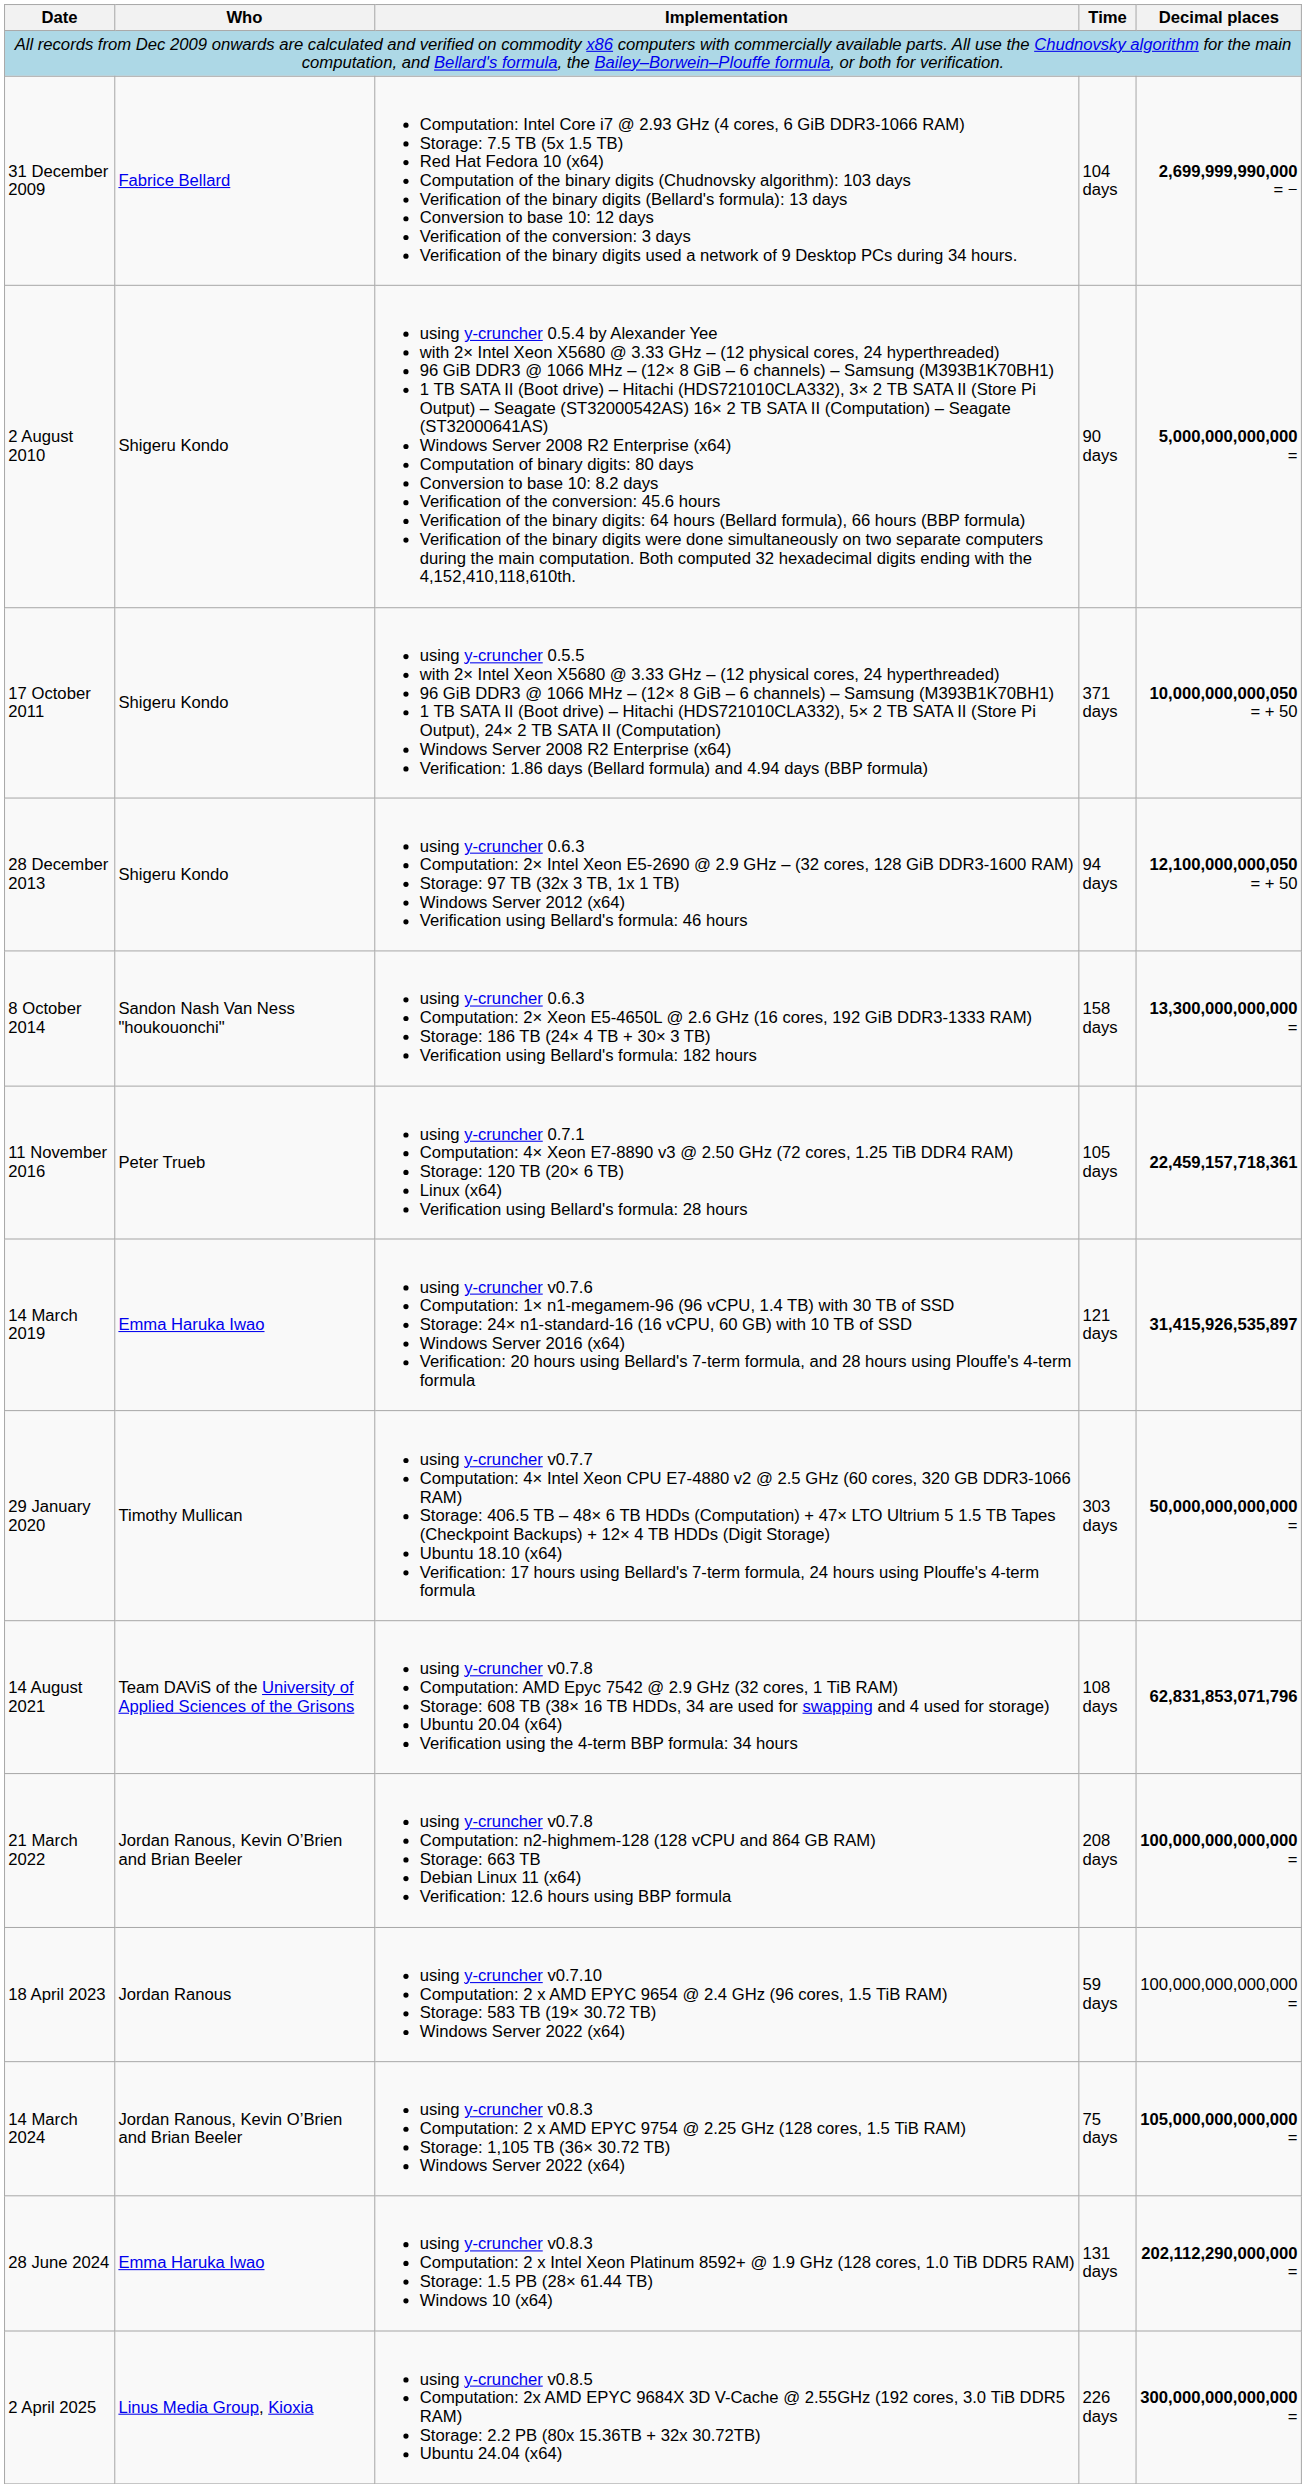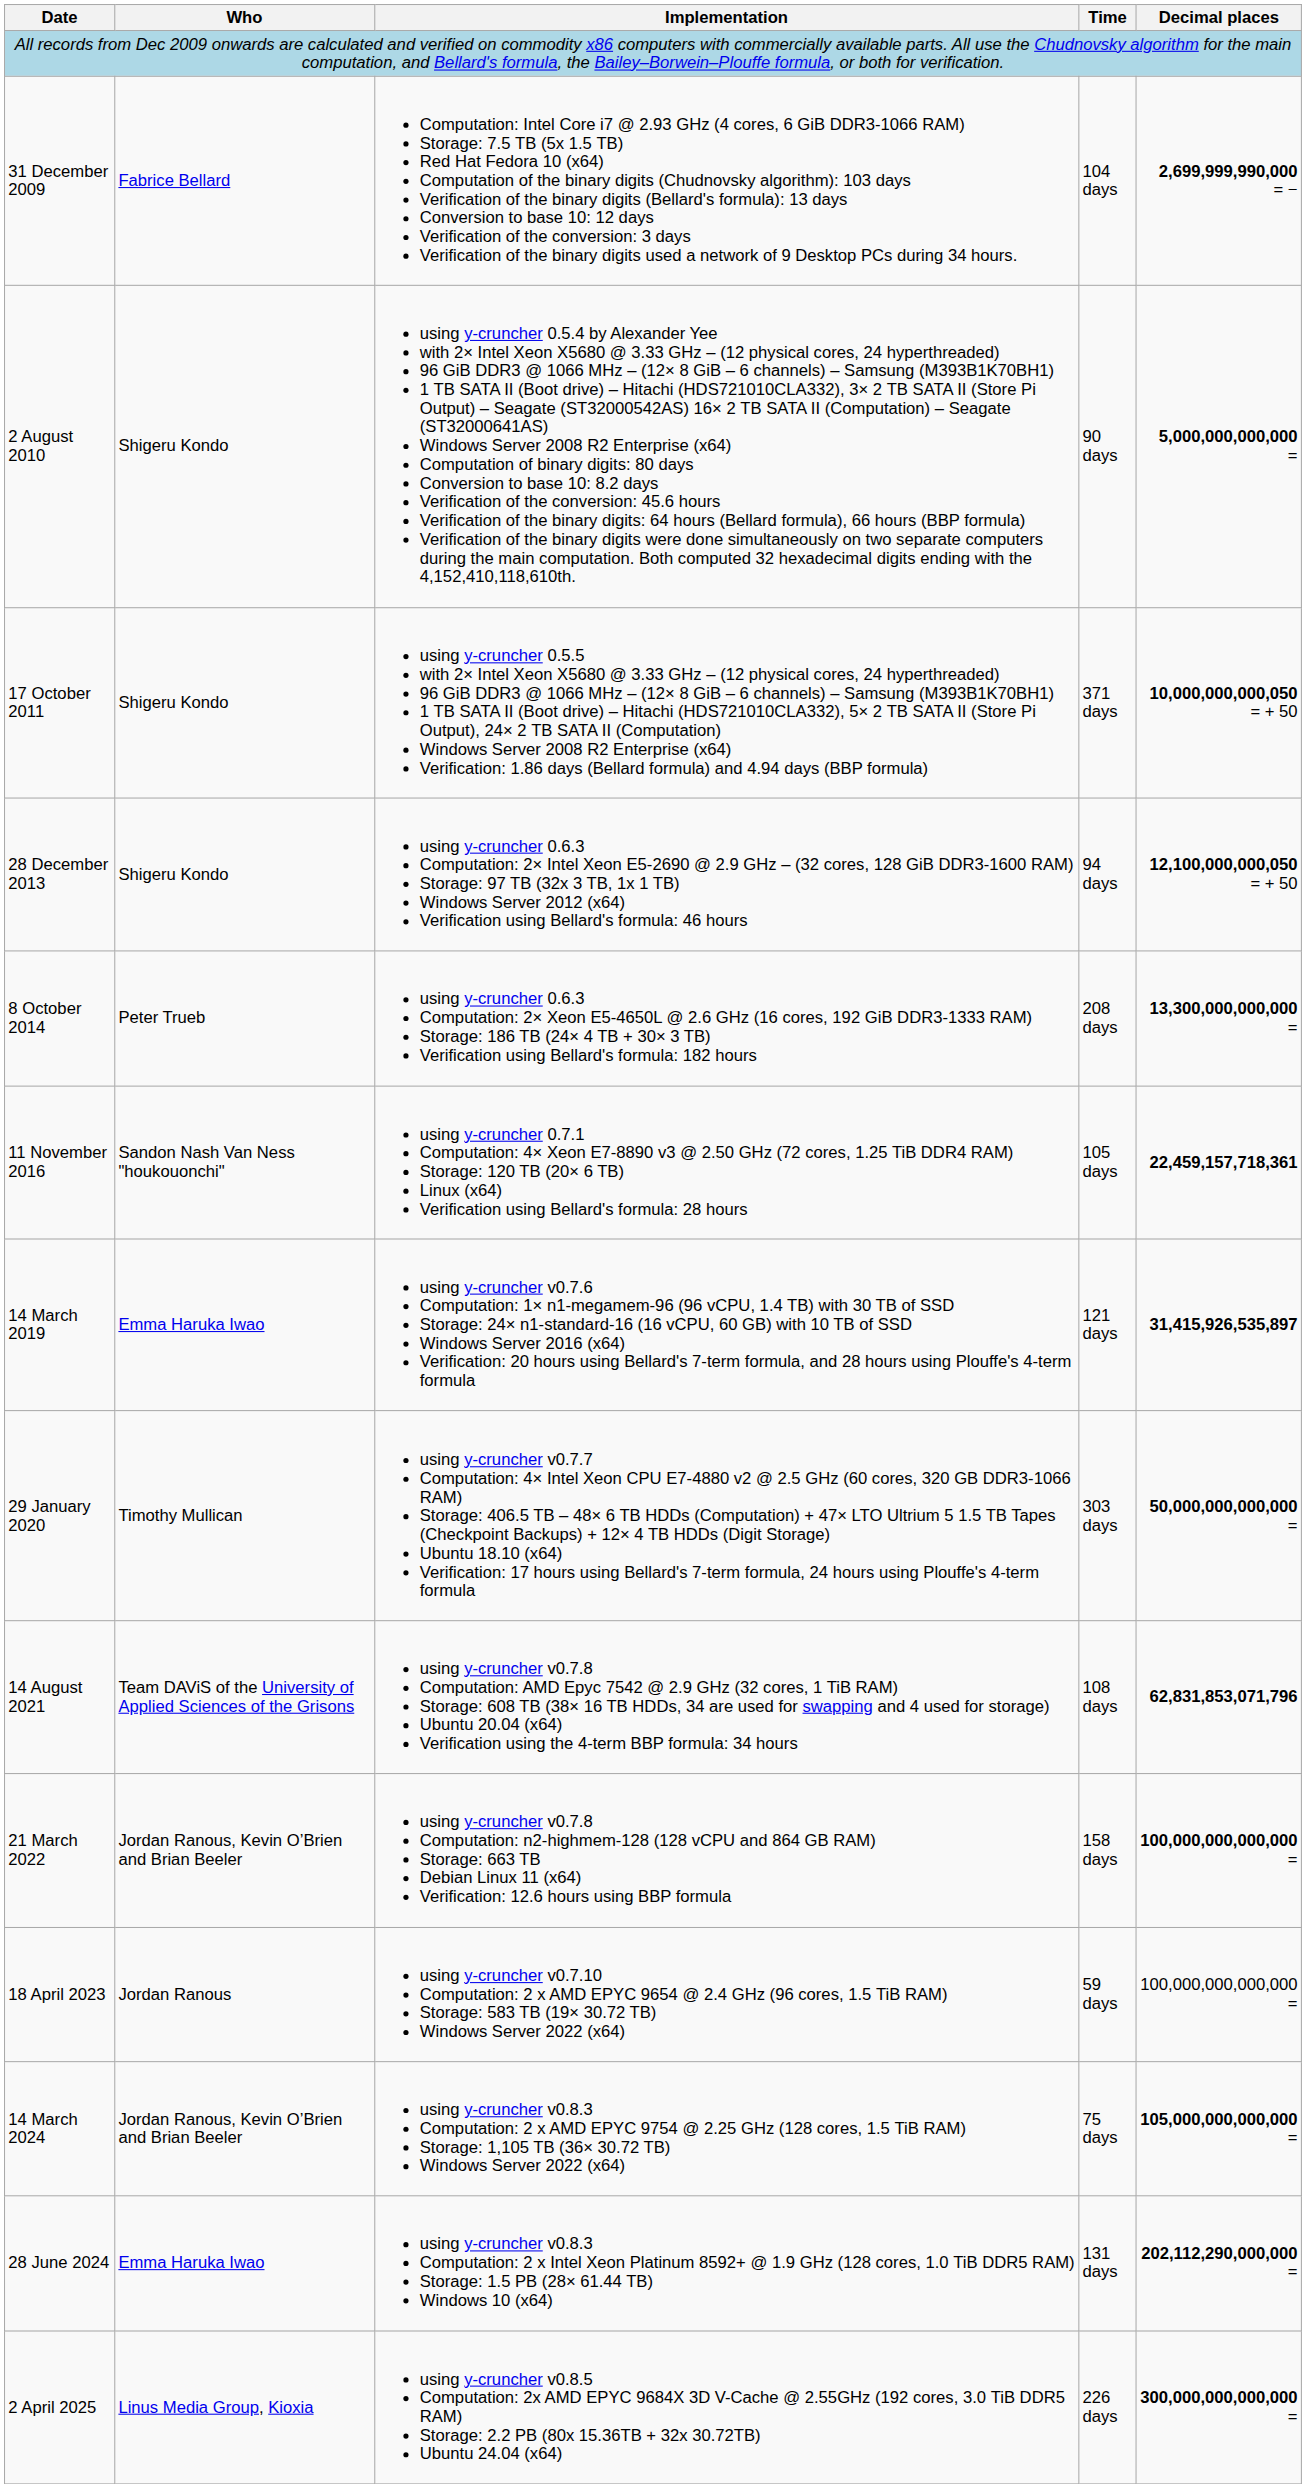(207, 1018) Sandon Nash Van Ness "houkouonchi" -> (162, 1018) Peter Trueb
(1100, 1018) 158 days -> (1100, 1018) 208 days
(162, 1162) Peter Trueb -> (207, 1162) Sandon Nash Van Ness "houkouonchi"
(1100, 1850) 208 days -> (1100, 1850) 158 days
